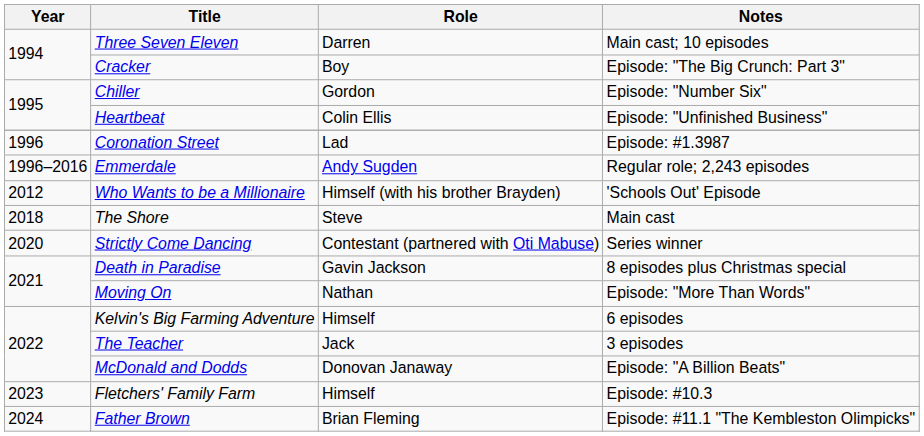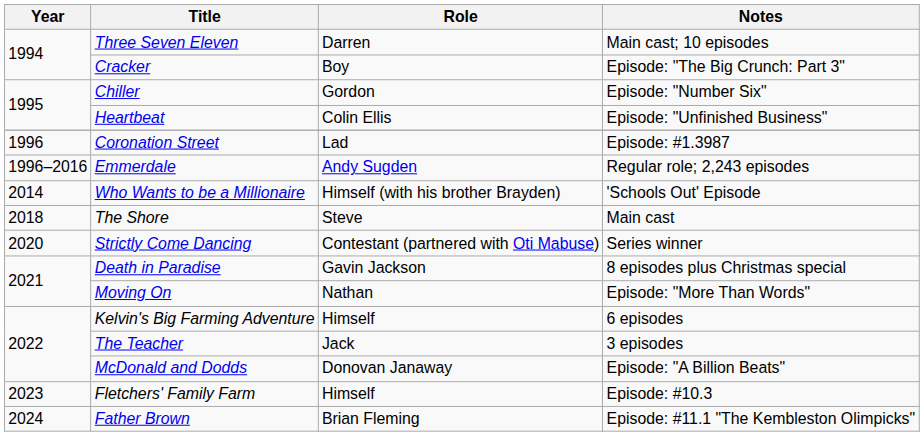(26, 192) 2012 -> (26, 192) 2014
